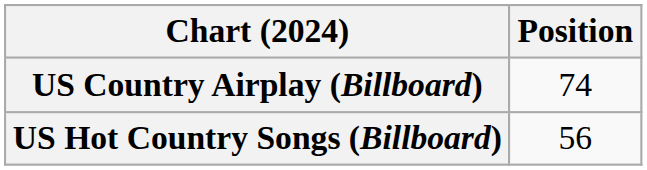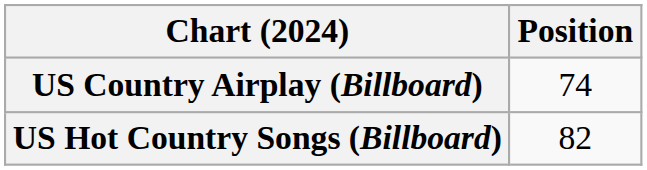(575, 137) 56 -> (575, 137) 82
